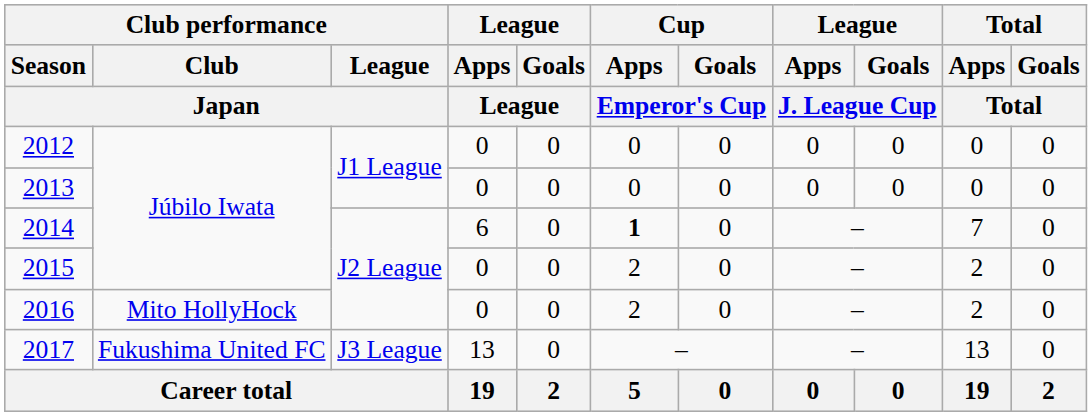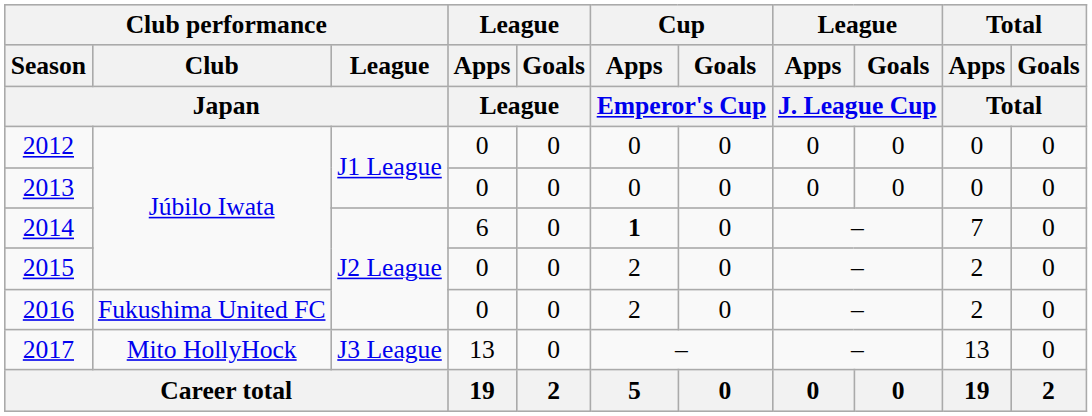(212, 308) Mito HollyHock -> (212, 308) Fukushima United FC
(212, 349) Fukushima United FC -> (212, 349) Mito HollyHock
